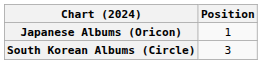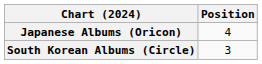(228, 32) 1 -> (228, 32) 4
